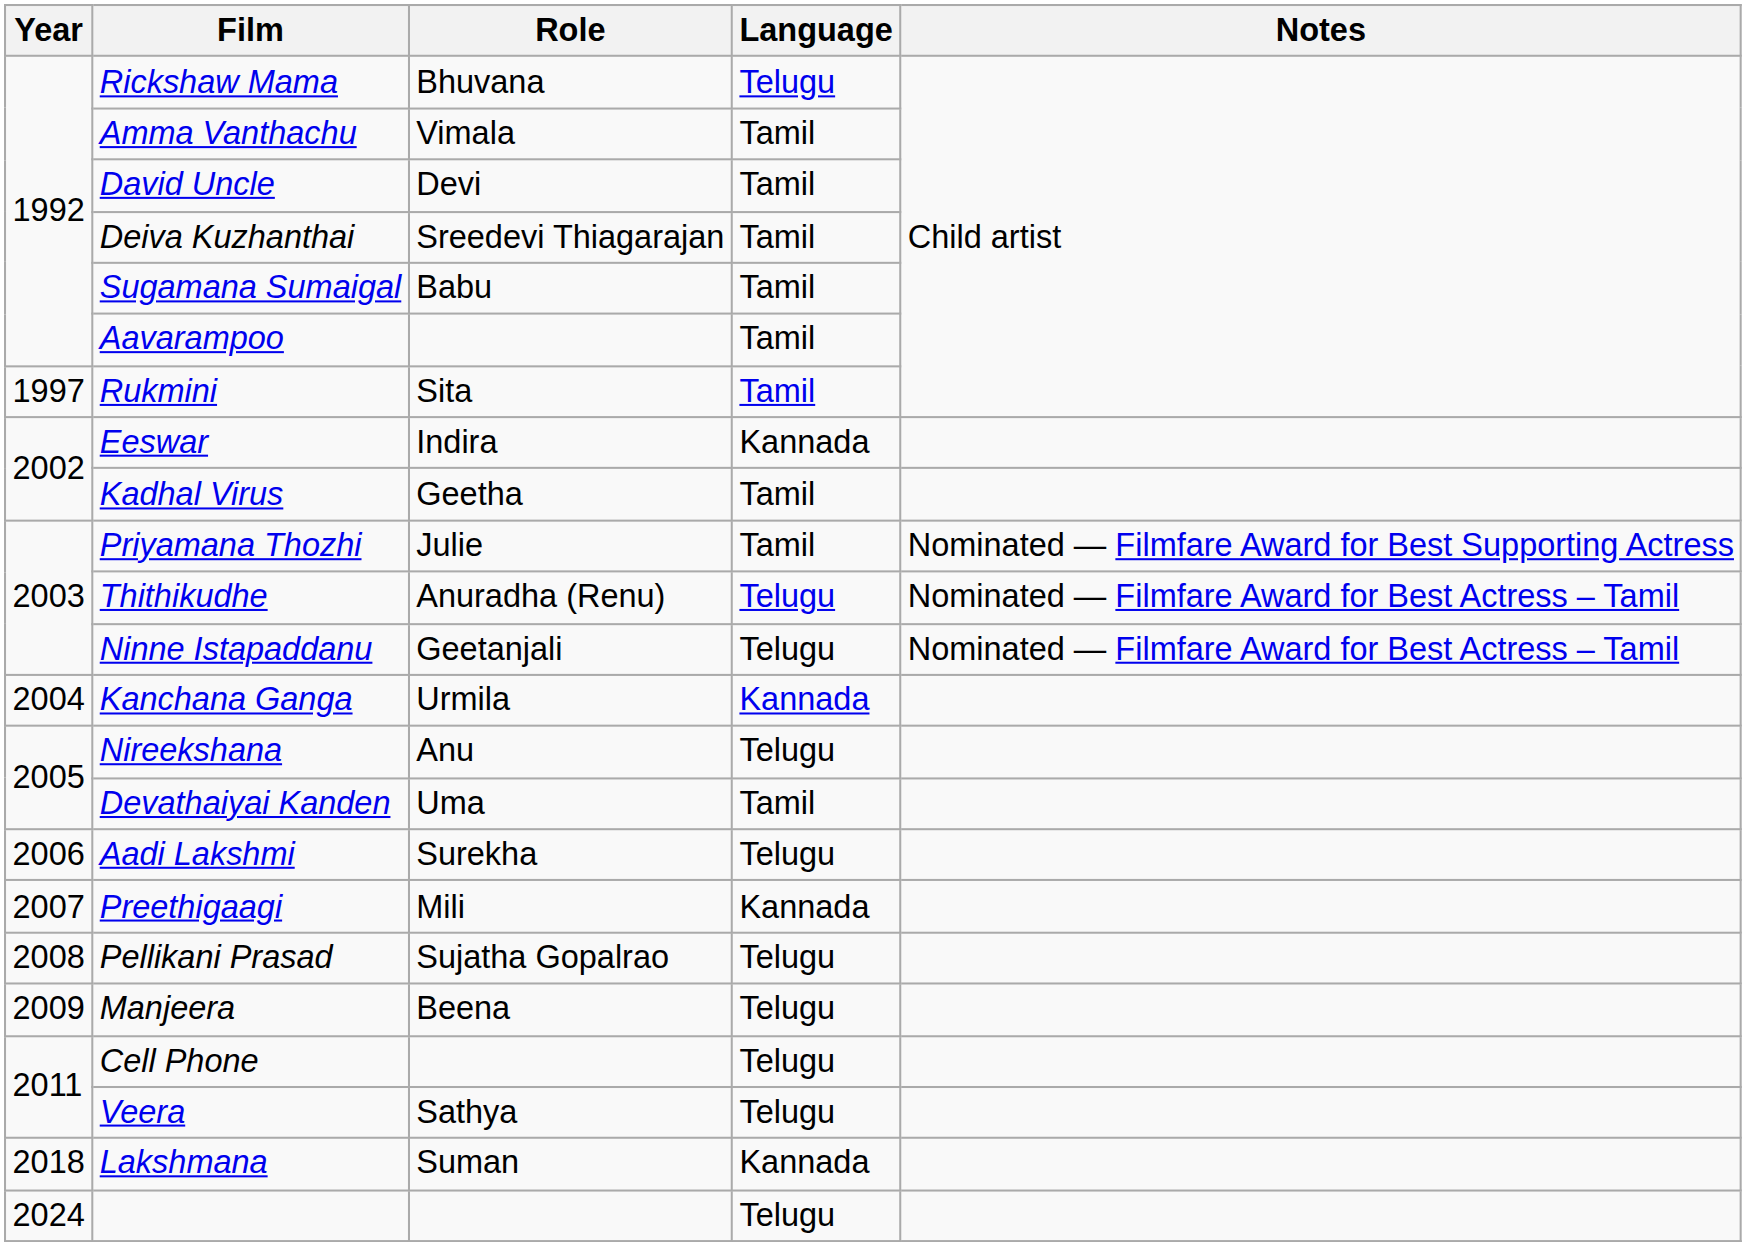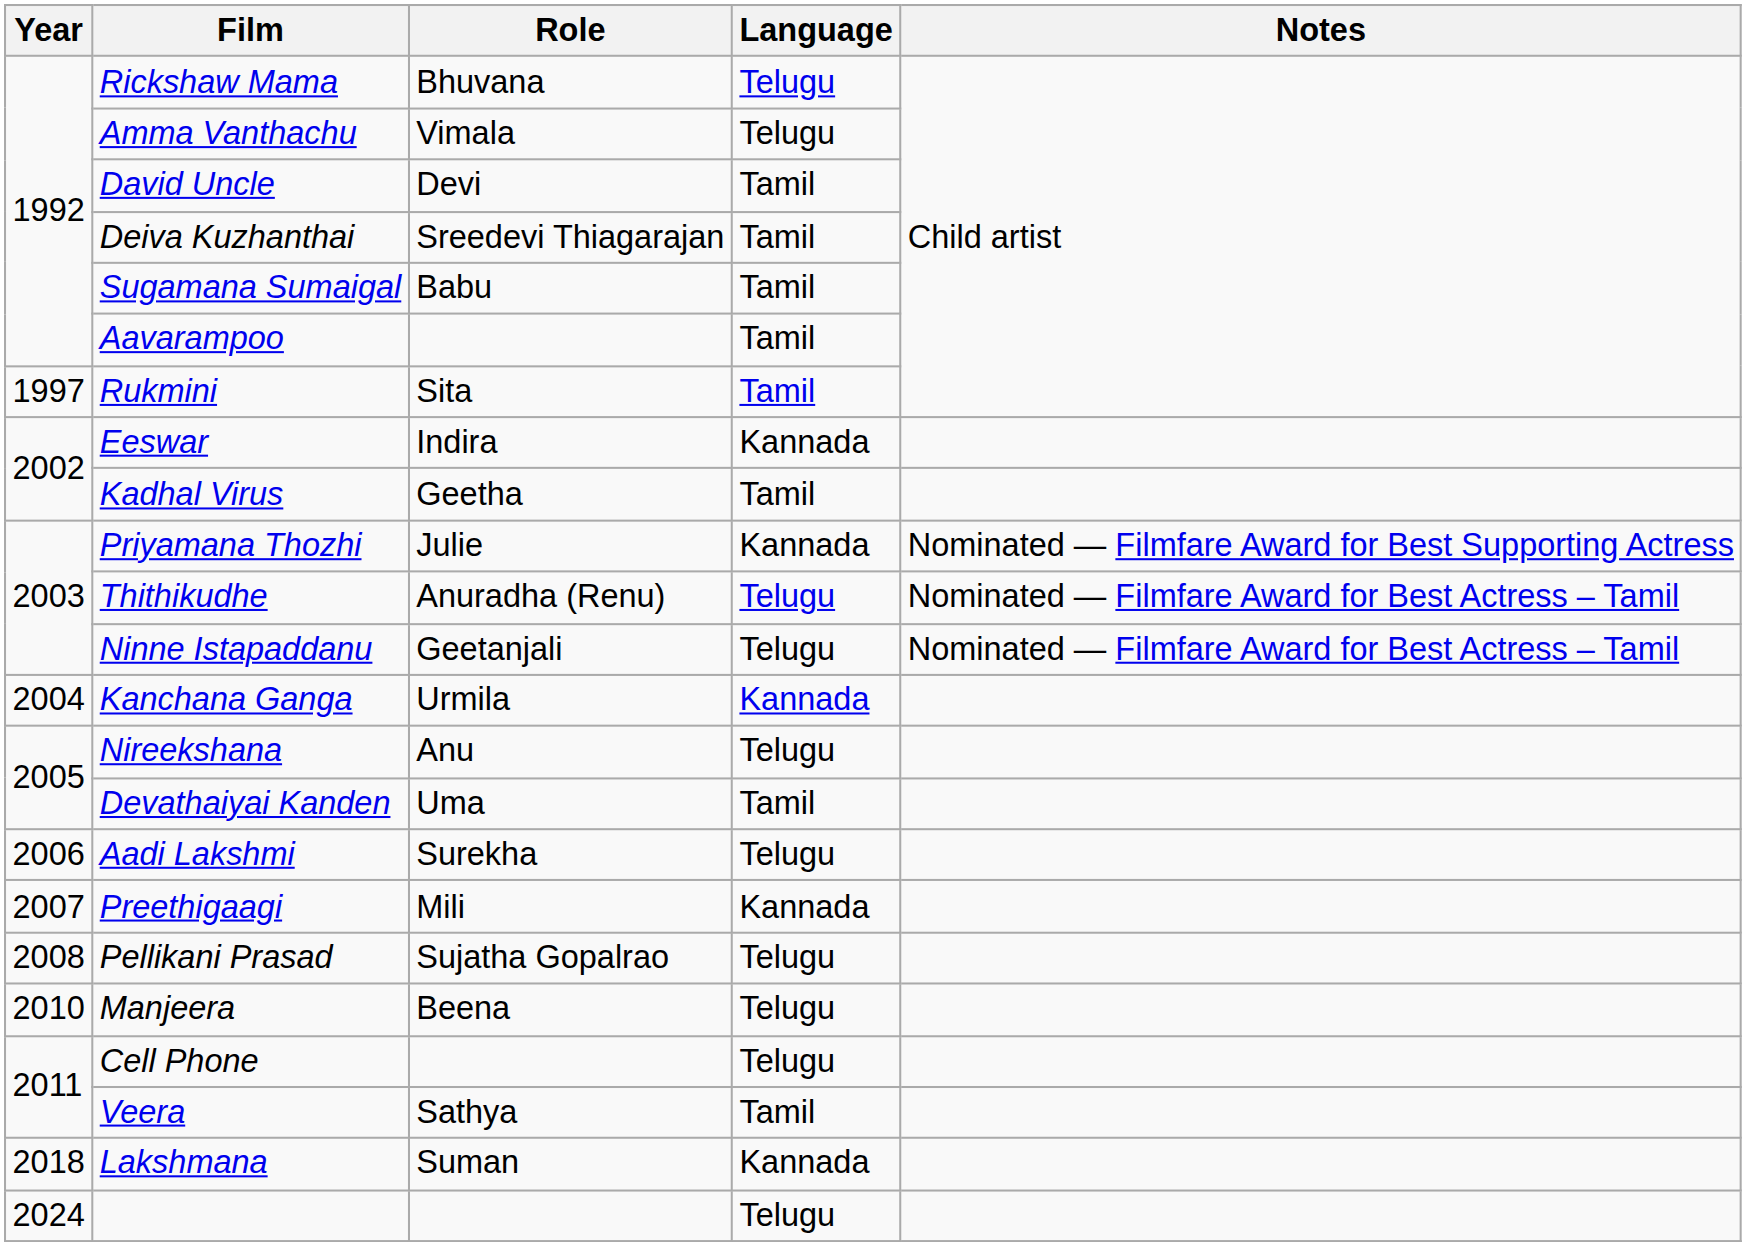(777, 133) Tamil -> (787, 133) Telugu
(777, 545) Tamil -> (804, 545) Kannada
(49, 1008) 2009 -> (49, 1008) 2010
(787, 1111) Telugu -> (777, 1111) Tamil
